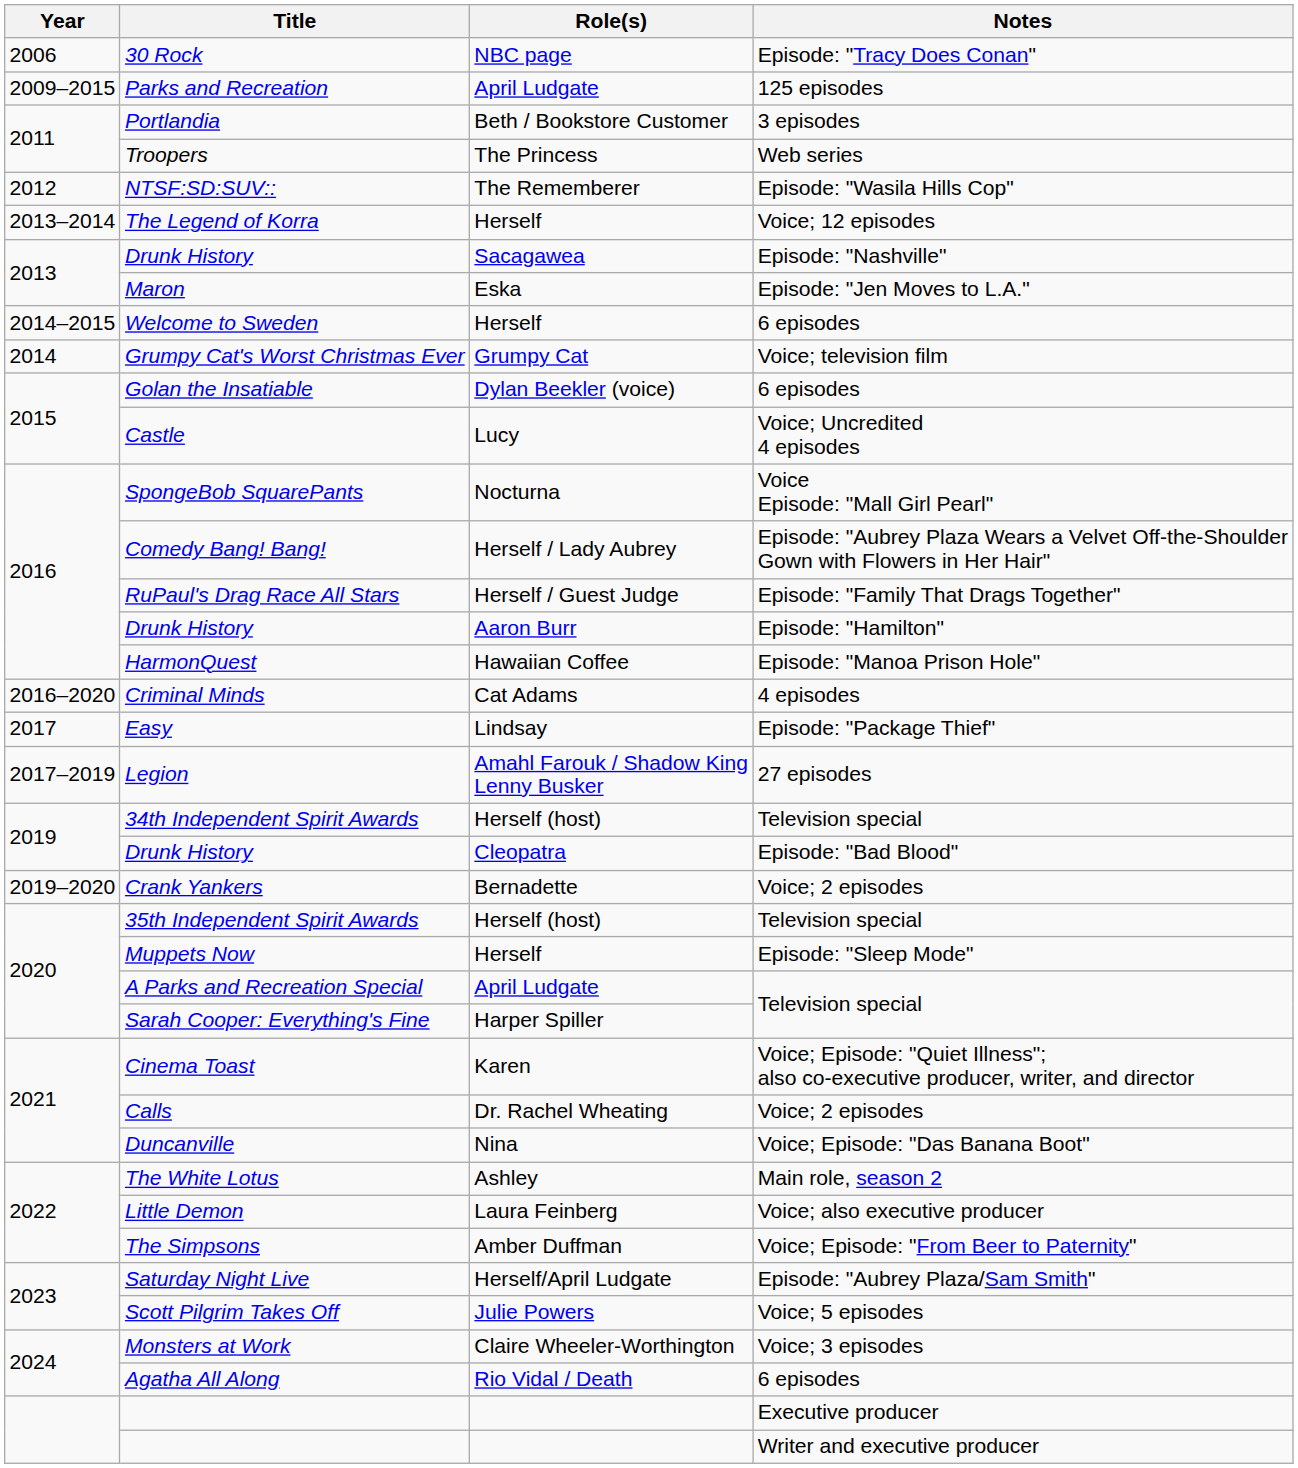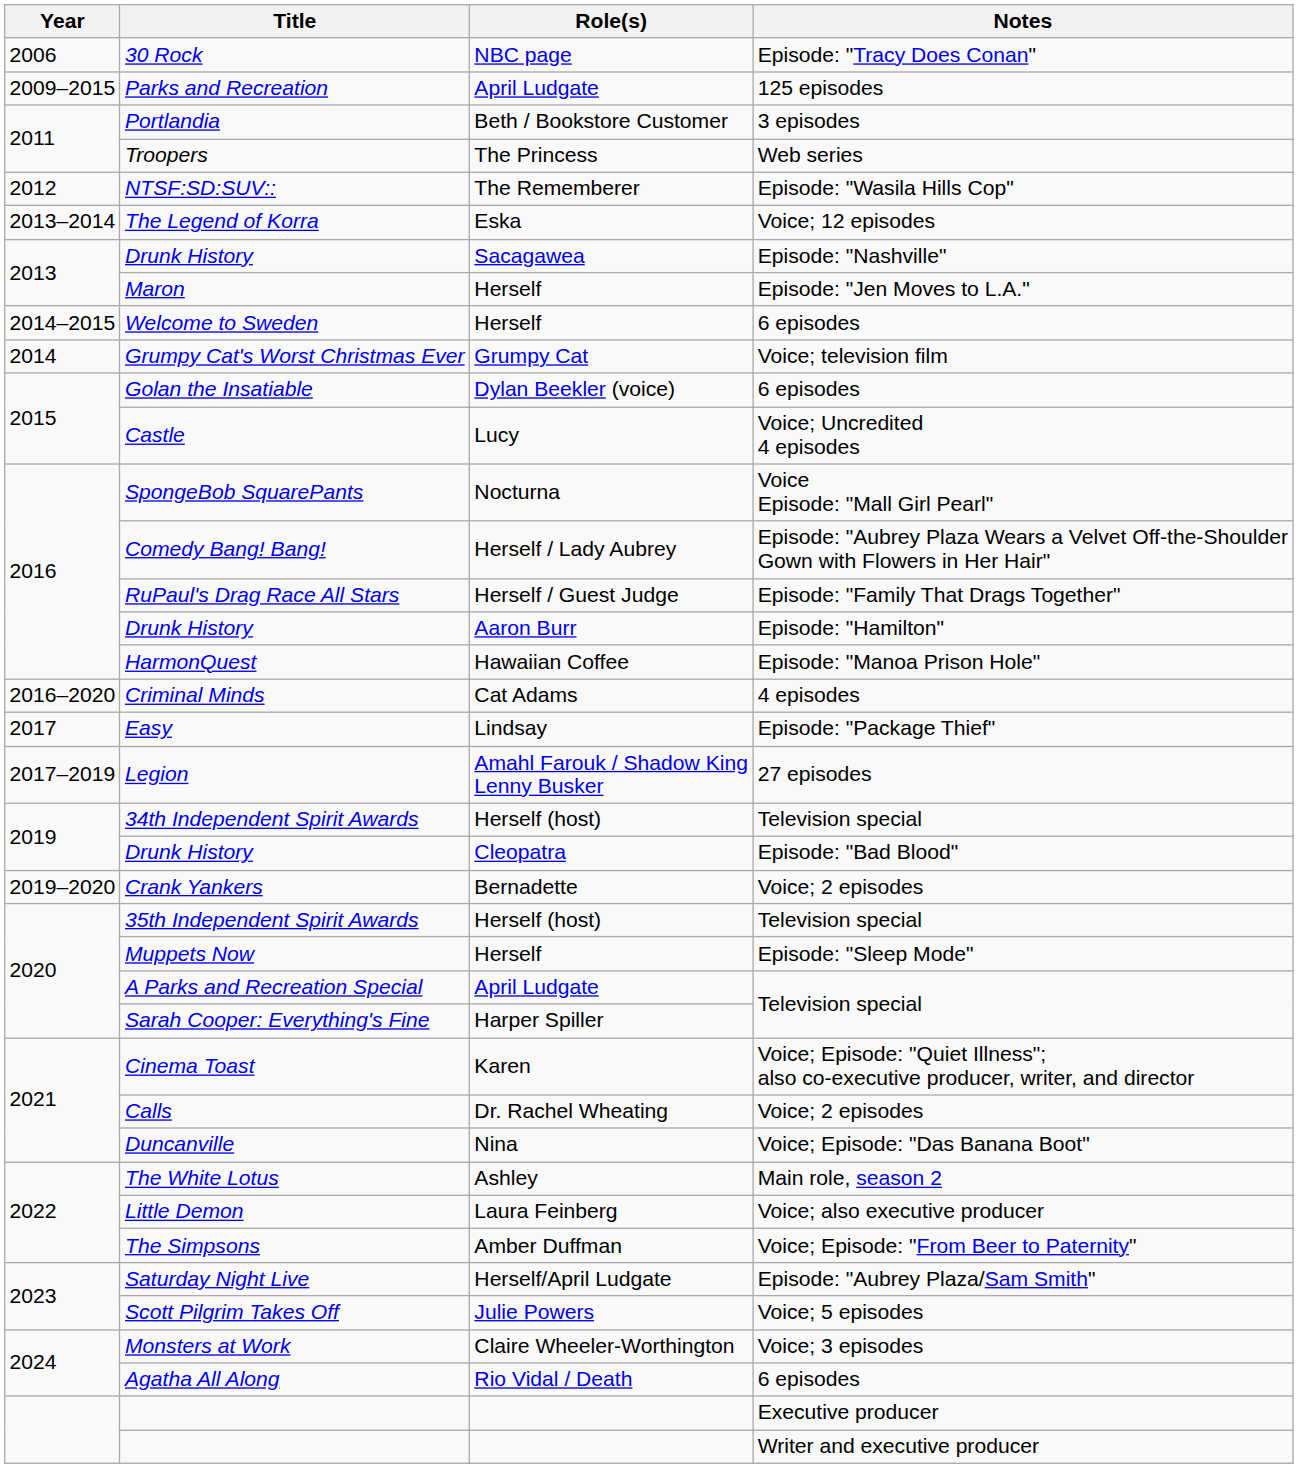(508, 222) Herself -> (498, 222) Eska
(498, 289) Eska -> (508, 289) Herself
